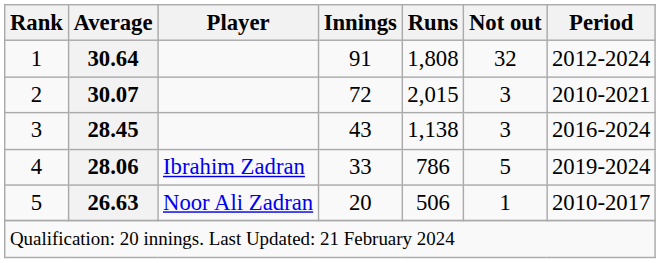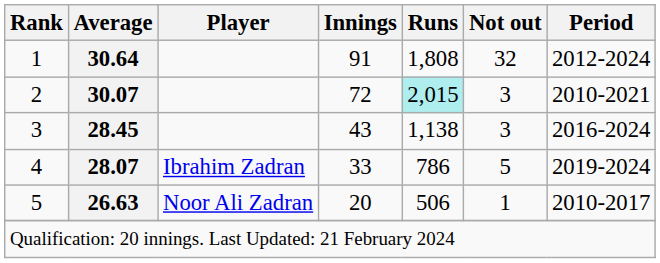(433, 94) no background -> (433, 94) paleturquoise background
(113, 166) 28.06 -> (113, 166) 28.07
